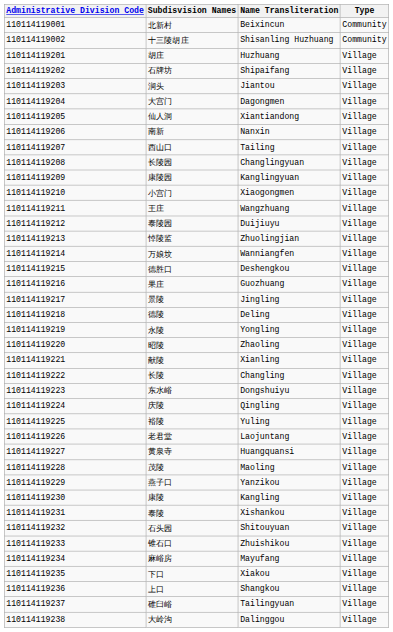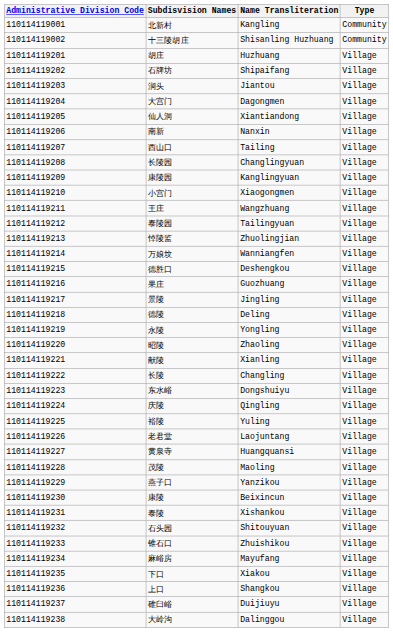(262, 25) Beixincun -> (260, 25) Kangling
(260, 223) Duijiuyu -> (267, 223) Tailingyuan
(260, 498) Kangling -> (262, 498) Beixincun
(267, 604) Tailingyuan -> (260, 604) Duijiuyu
